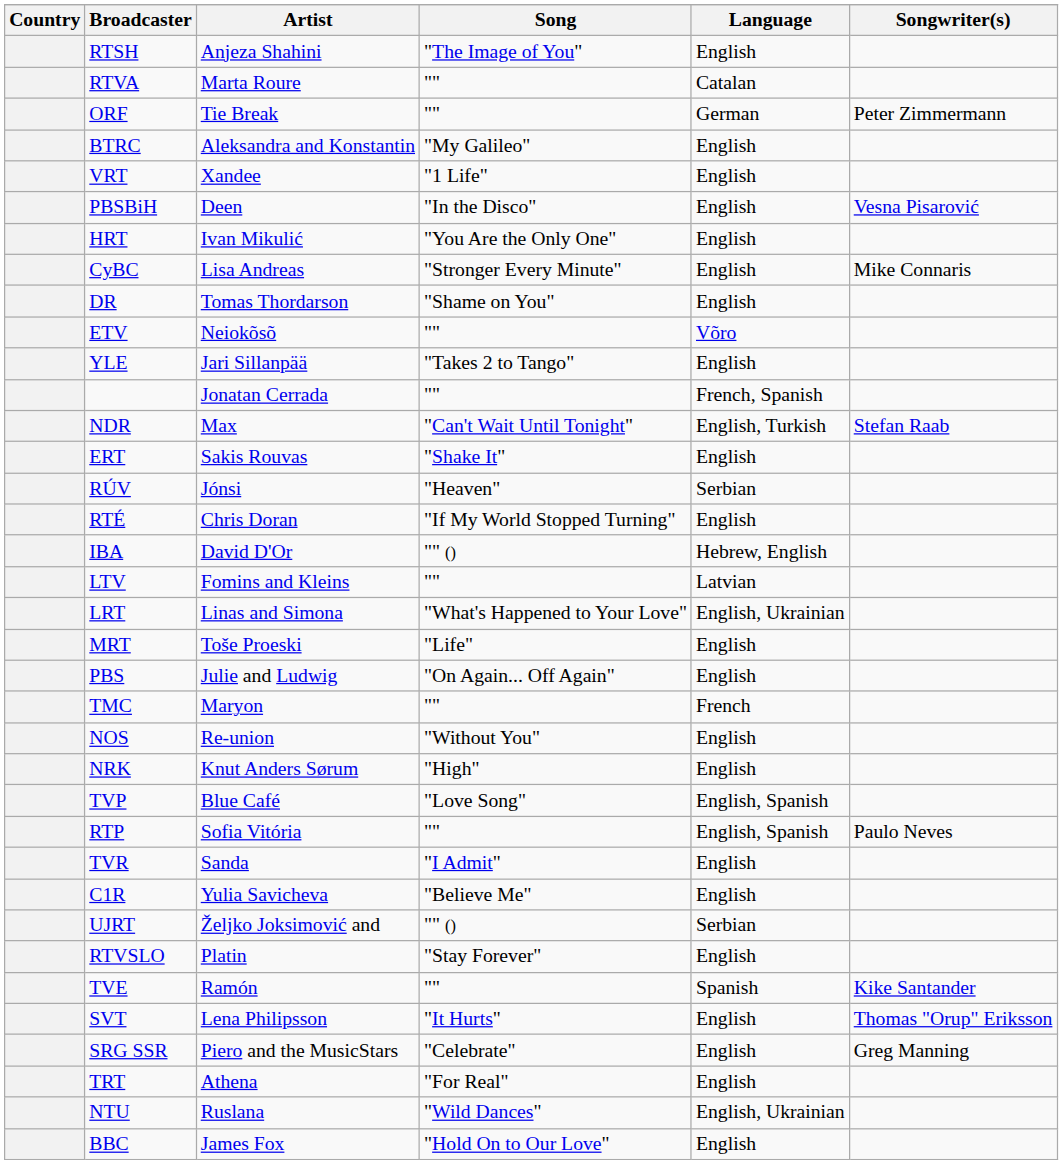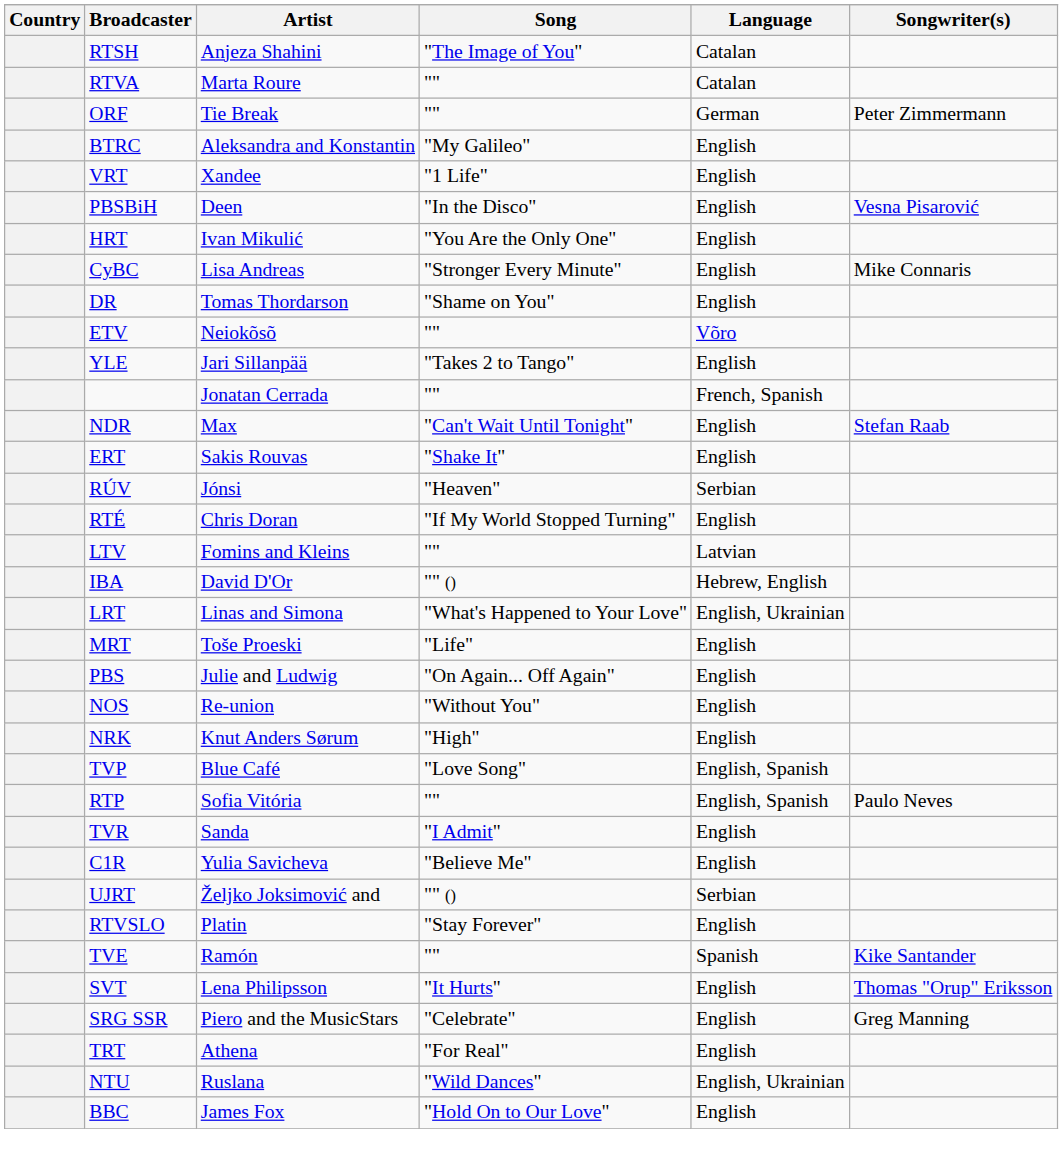(726, 51) English -> (726, 51) Catalan
(761, 425) English, Turkish -> (726, 425) English
rows swapped: (106, 550) <-> (108, 581)
- row: (111, 706)
